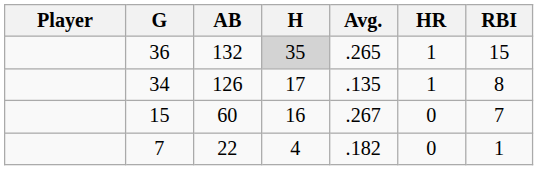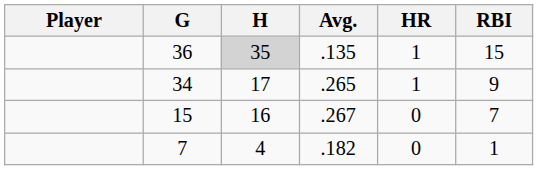- column: (227, 20)
(363, 52) .265 -> (338, 52) .135
(363, 84) .135 -> (338, 84) .265
(499, 84) 8 -> (494, 84) 9
